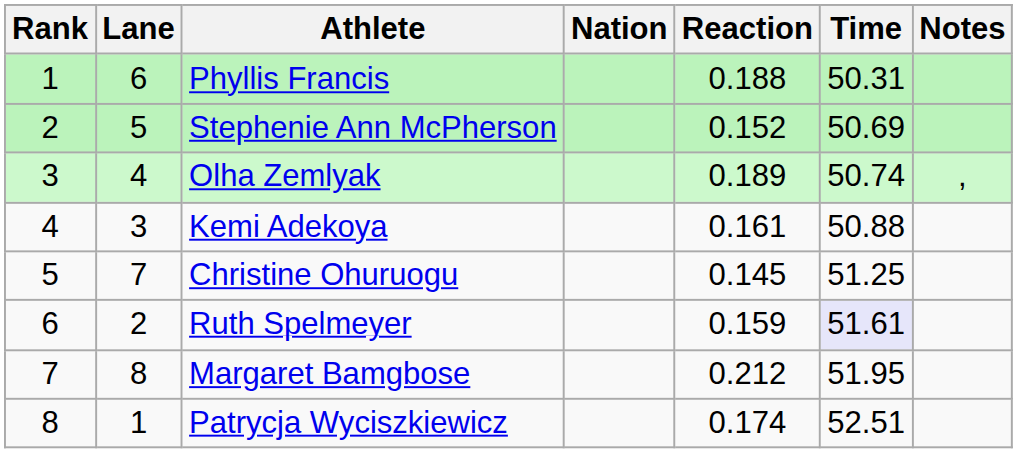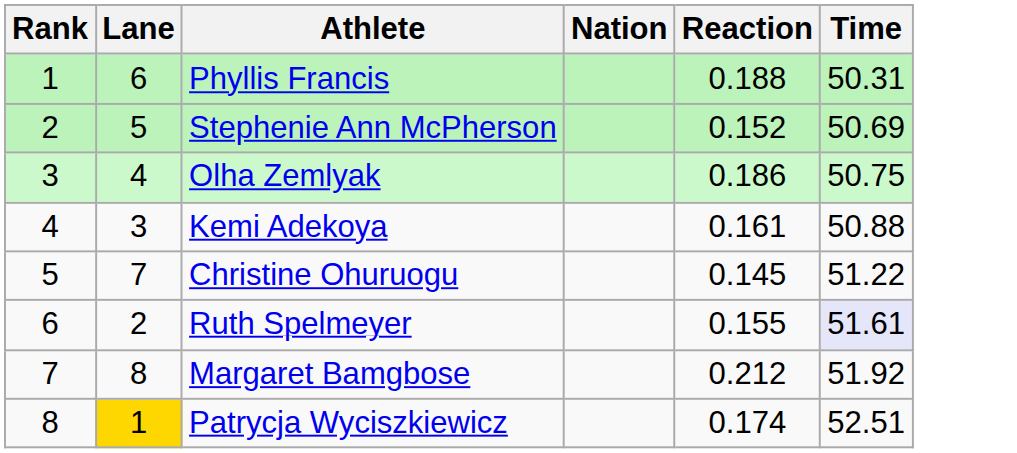- column: (962, 29)
(747, 176) 0.189 -> (747, 176) 0.186
(866, 176) 50.74 -> (866, 176) 50.75
(866, 275) 51.25 -> (866, 275) 51.22
(747, 324) 0.159 -> (747, 324) 0.155
(866, 373) 51.95 -> (866, 373) 51.92
(139, 422) no background -> (139, 422) gold background
